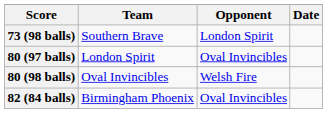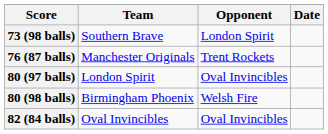+ row: (41, 56)
(125, 77) Oval Invincibles -> (138, 98) Birmingham Phoenix
(138, 98) Birmingham Phoenix -> (125, 118) Oval Invincibles
